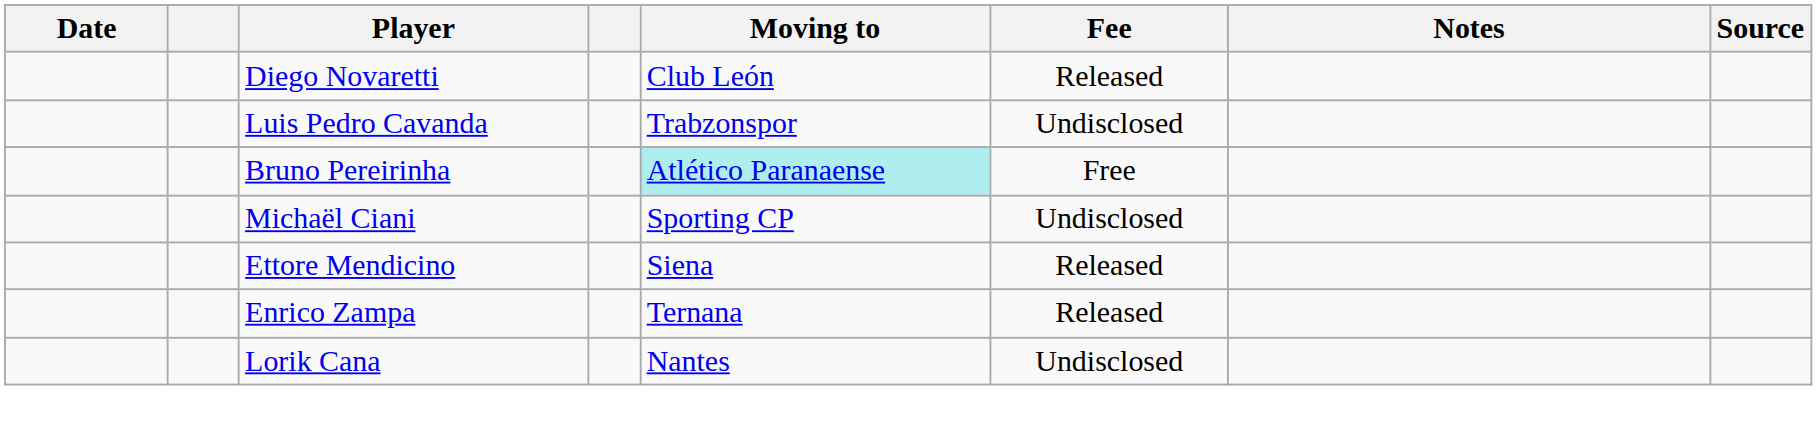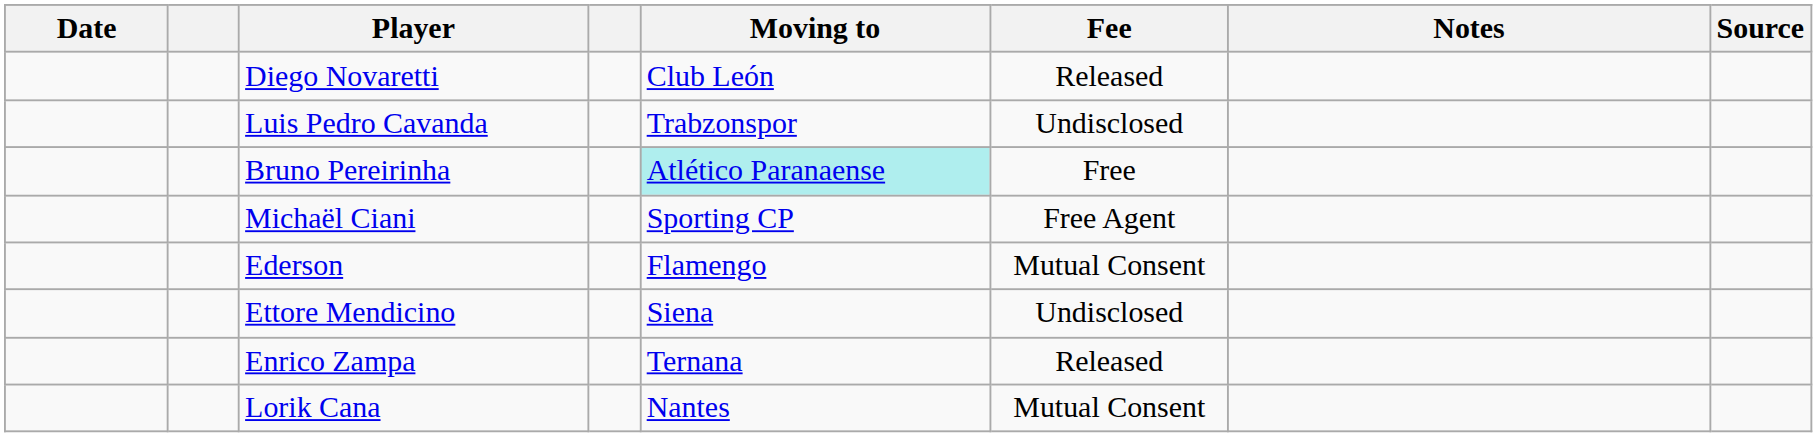(1109, 218) Undisclosed -> (1109, 218) Free Agent
+ row: (294, 265)
(1109, 265) Released -> (1109, 312) Undisclosed
(1109, 360) Undisclosed -> (1109, 407) Mutual Consent
